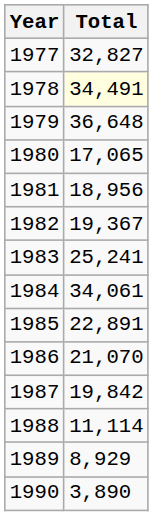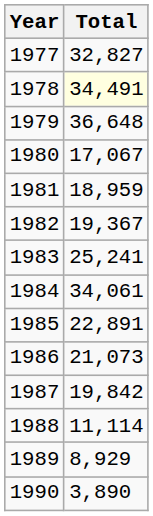(106, 156) 17,065 -> (106, 156) 17,067
(106, 190) 18,956 -> (106, 190) 18,959
(106, 359) 21,070 -> (106, 359) 21,073
